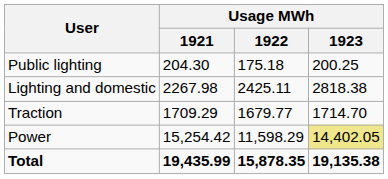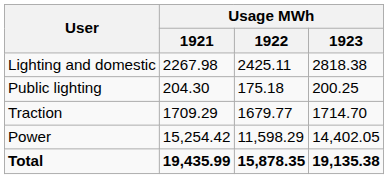rows swapped: (82, 88) <-> (55, 64)
(346, 137) khaki background -> (346, 137) no background
